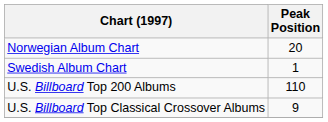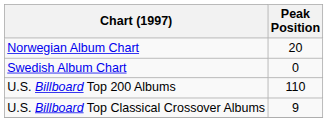(295, 68) 1 -> (295, 68) 0
